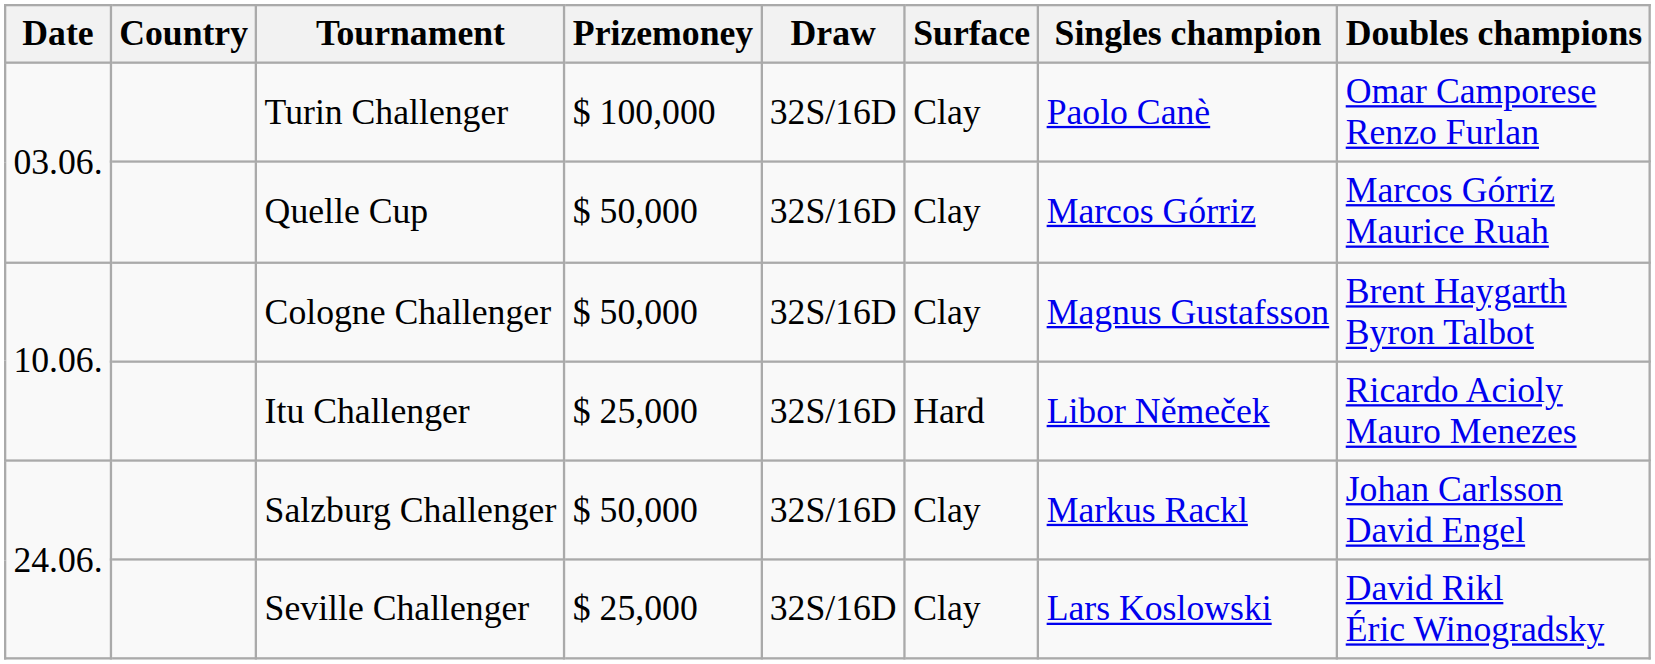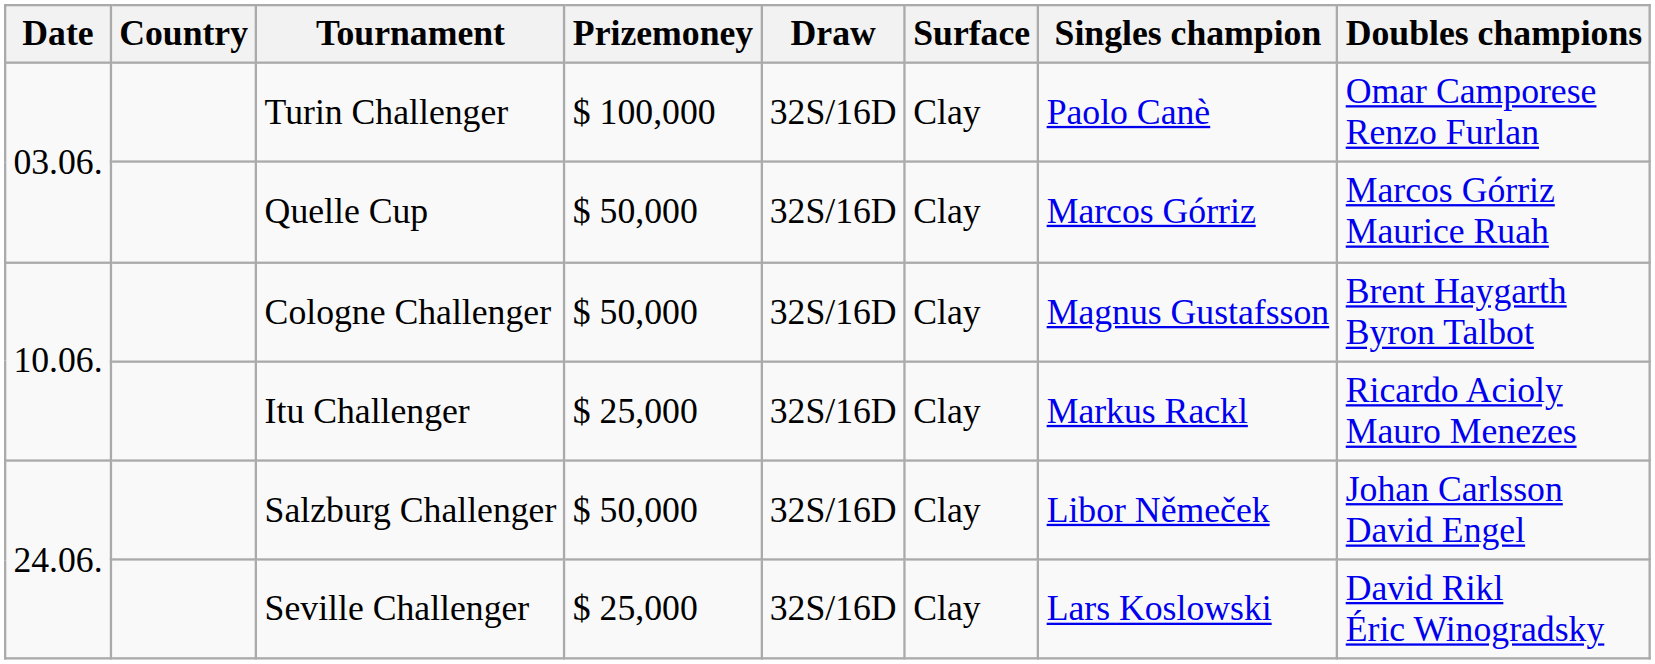(949, 409) Hard -> (947, 409) Clay
(1158, 409) Libor Němeček -> (1147, 409) Markus Rackl
(1147, 508) Markus Rackl -> (1158, 508) Libor Němeček
